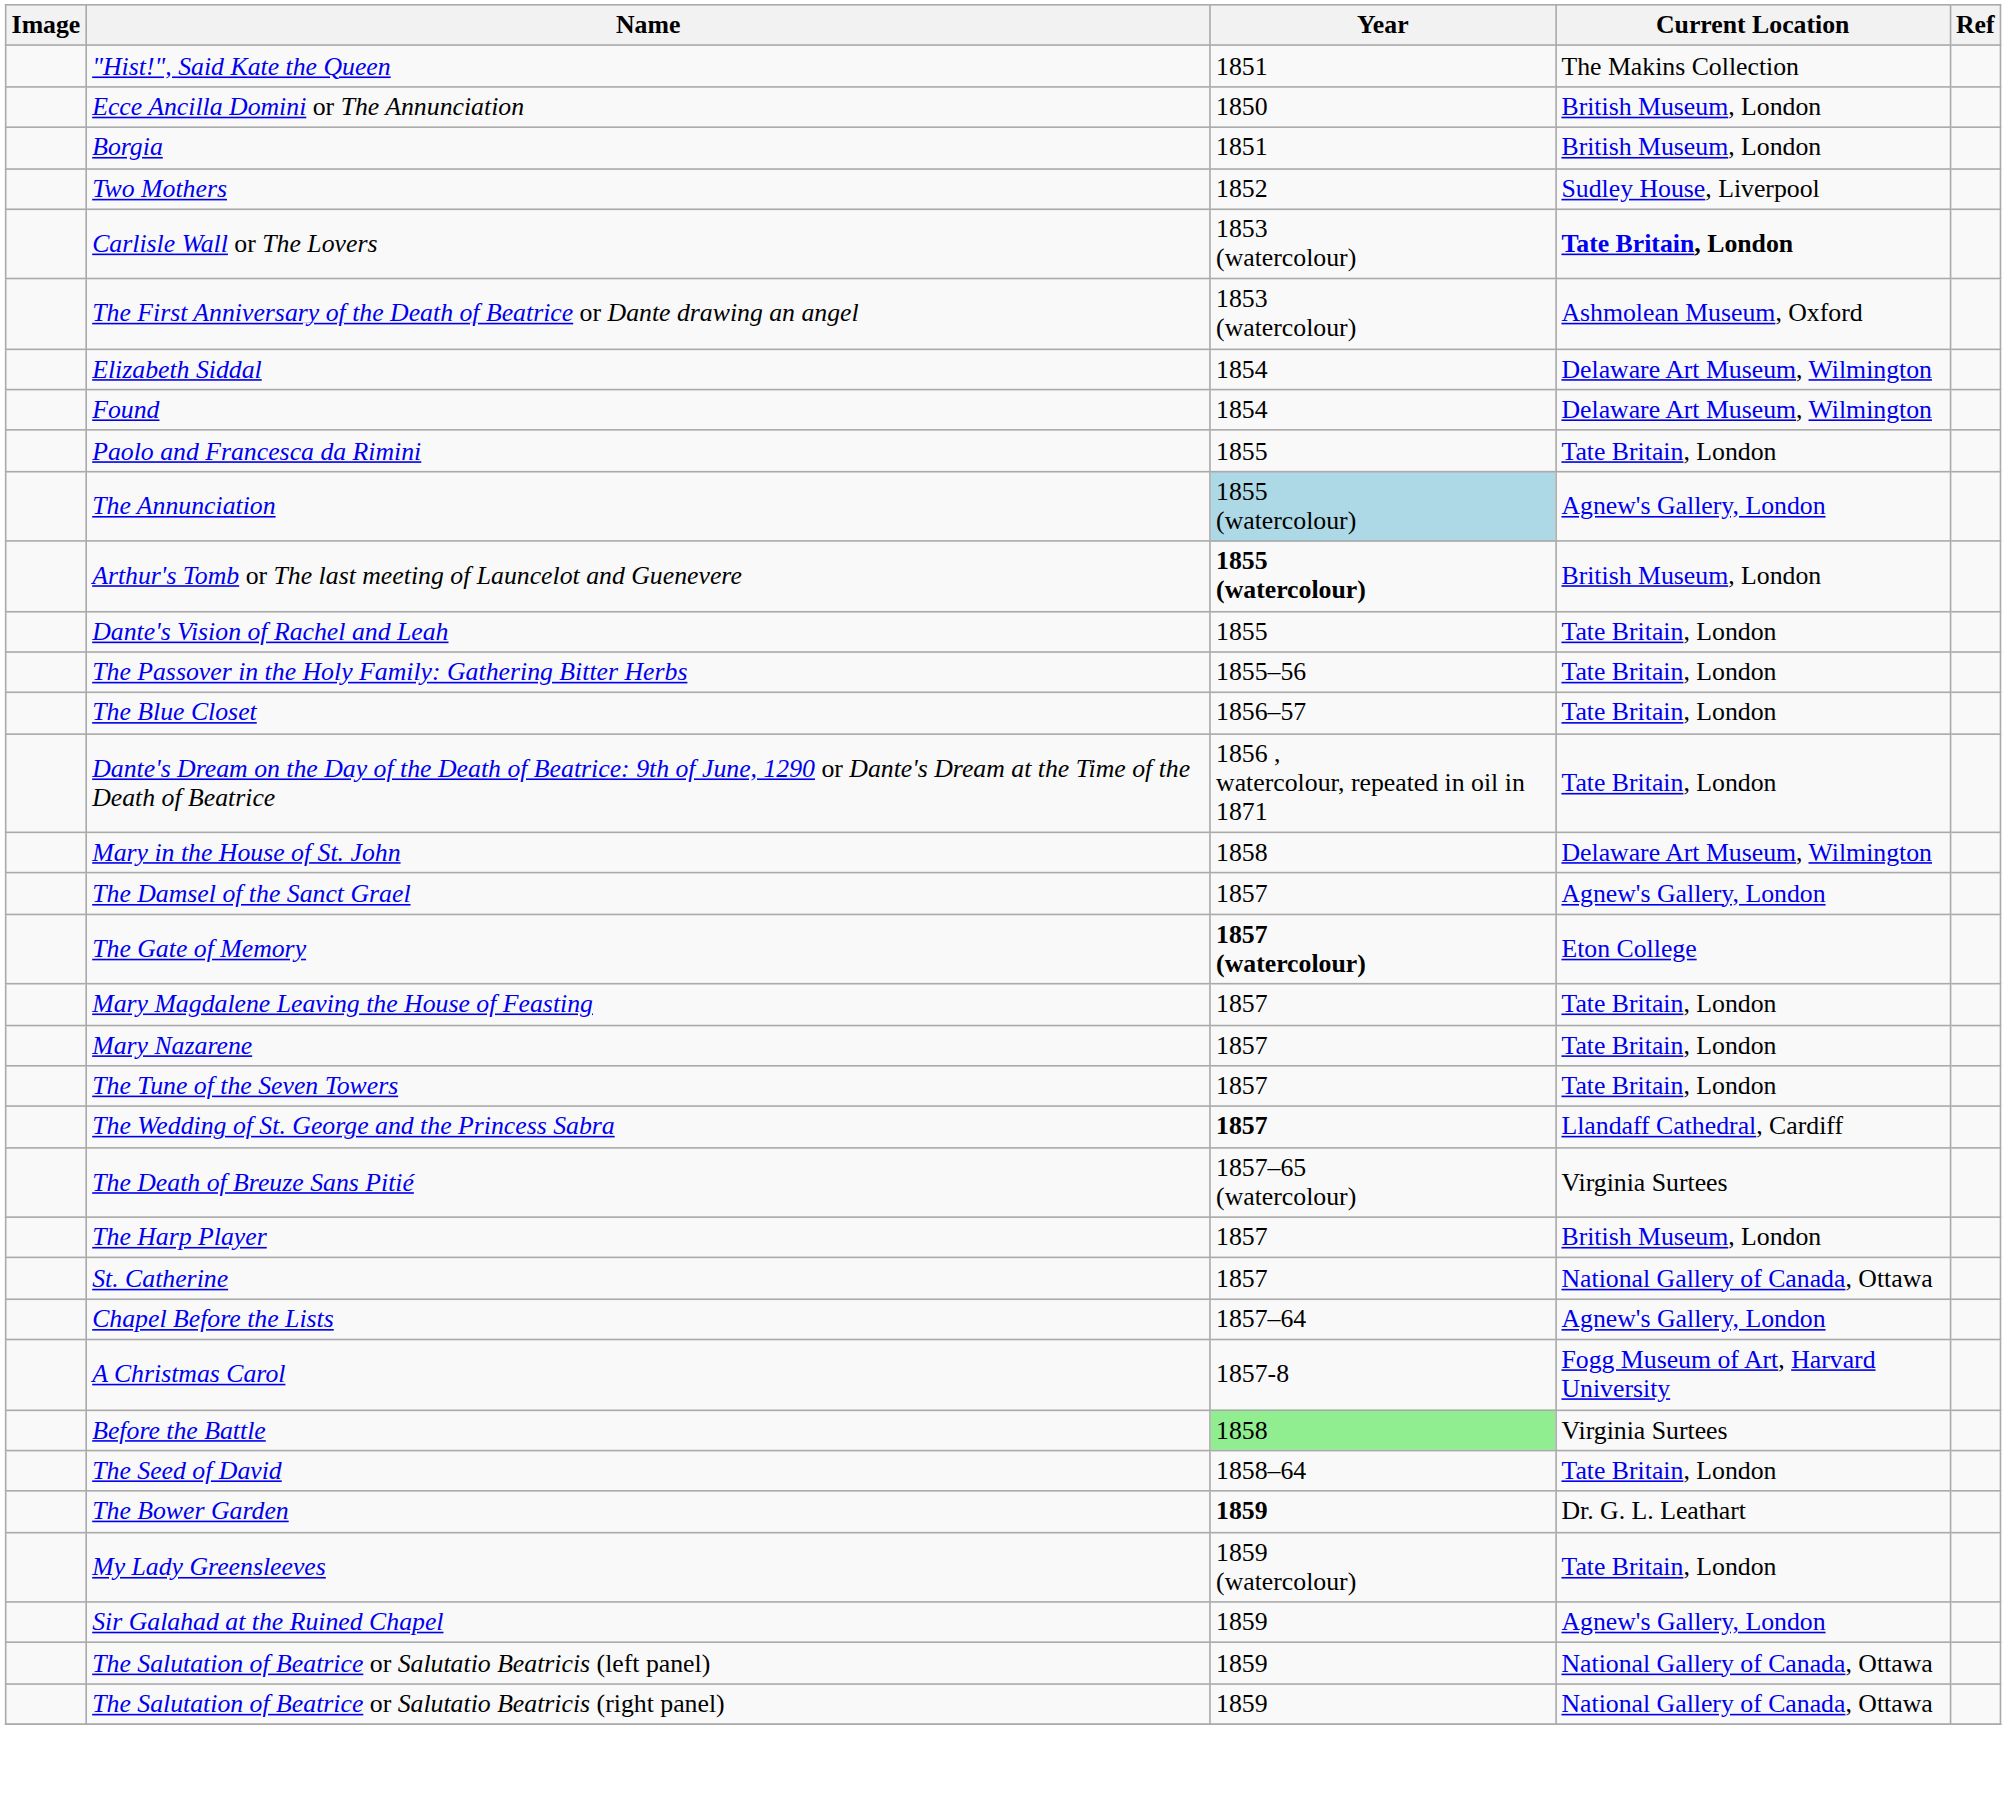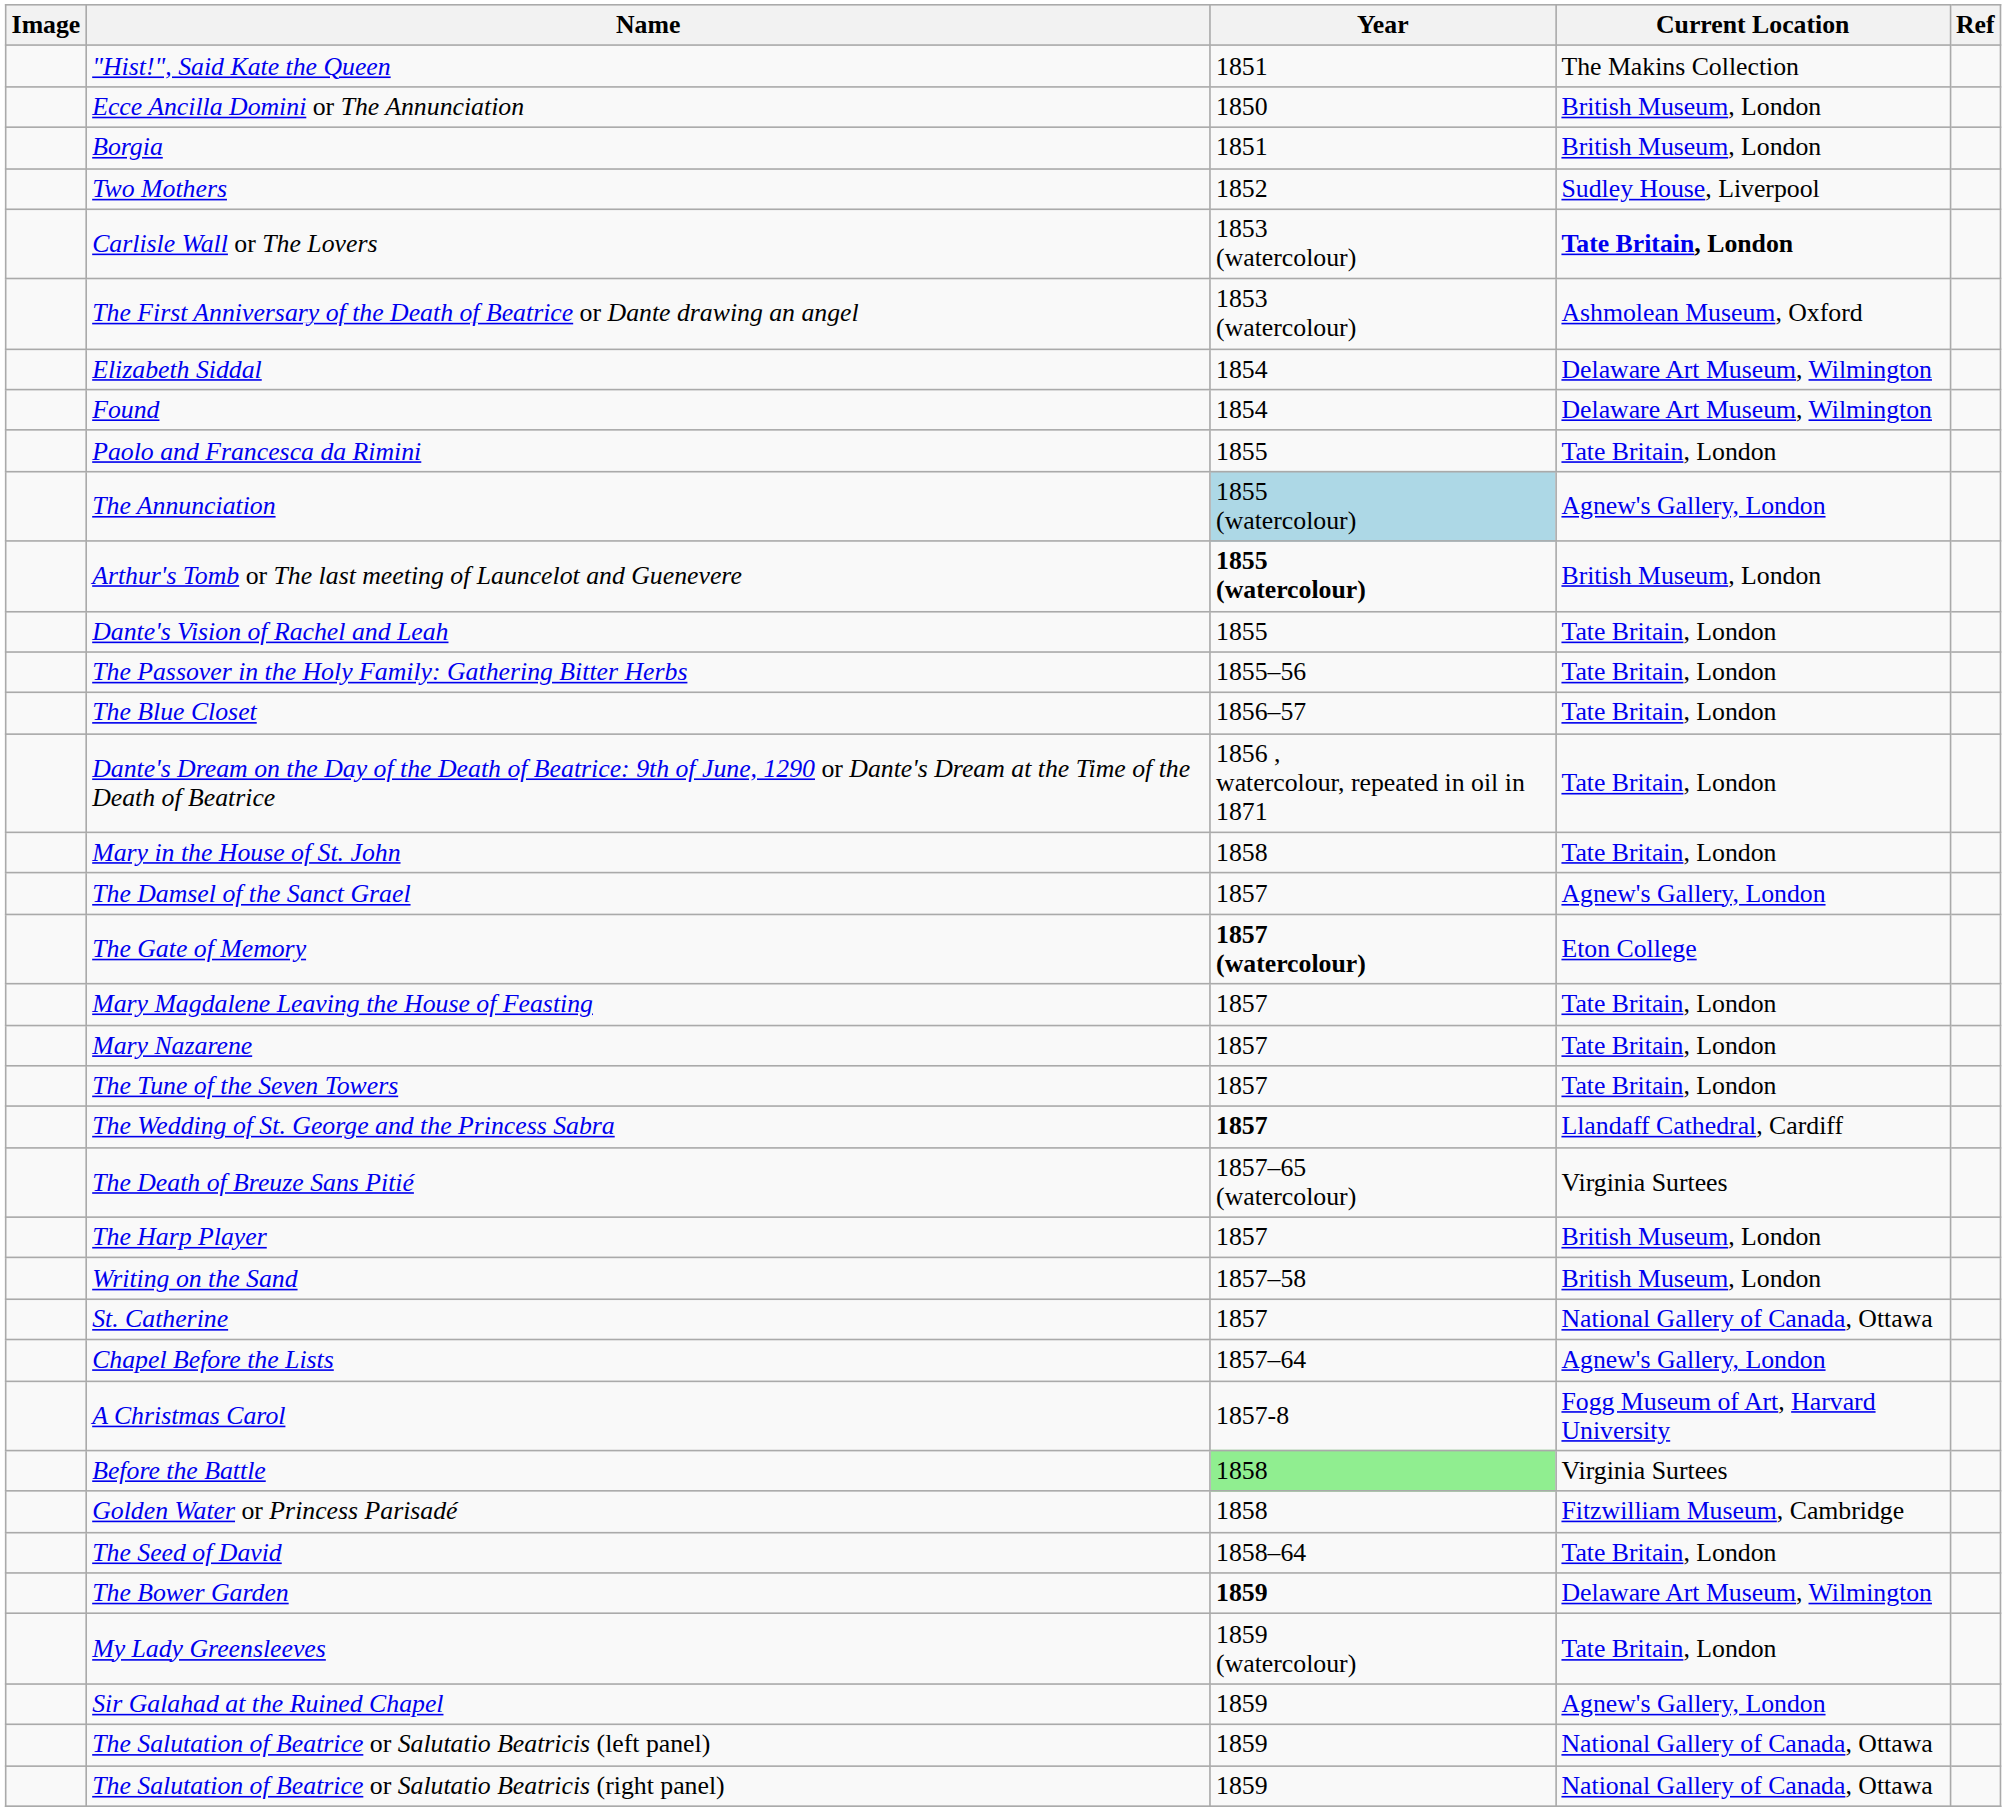(1747, 852) Delaware Art Museum, Wilmington -> (1669, 852) Tate Britain, London
+ row: (195, 1278)
+ row: (275, 1511)
(1654, 1511) Dr. G. L. Leathart -> (1747, 1593) Delaware Art Museum, Wilmington
